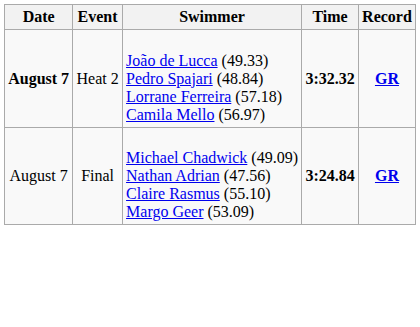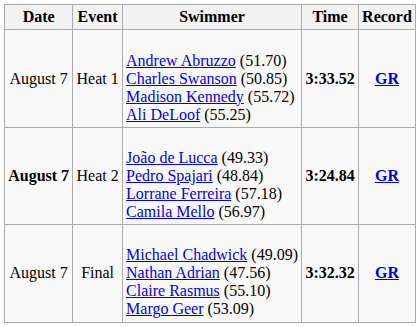+ row: (98, 78)
(330, 78) 3:32.32 -> (330, 175) 3:24.84
(330, 175) 3:24.84 -> (330, 273) 3:32.32
